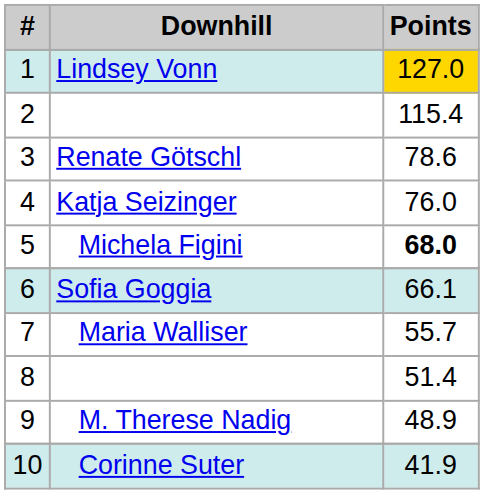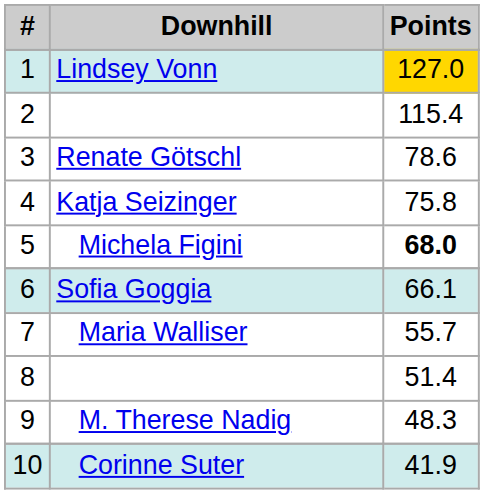(431, 201) 76.0 -> (431, 201) 75.8
(431, 421) 48.9 -> (431, 421) 48.3
